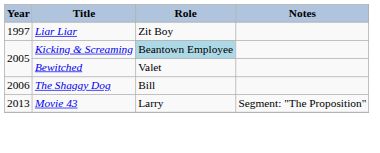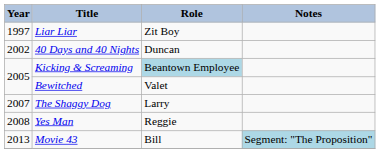+ row: (87, 49)
(18, 85) 2006 -> (18, 103) 2007
(147, 85) Bill -> (157, 103) Larry
+ row: (54, 121)
(151, 103) Larry -> (153, 139) Bill
(302, 103) no background -> (308, 139) lightblue background
